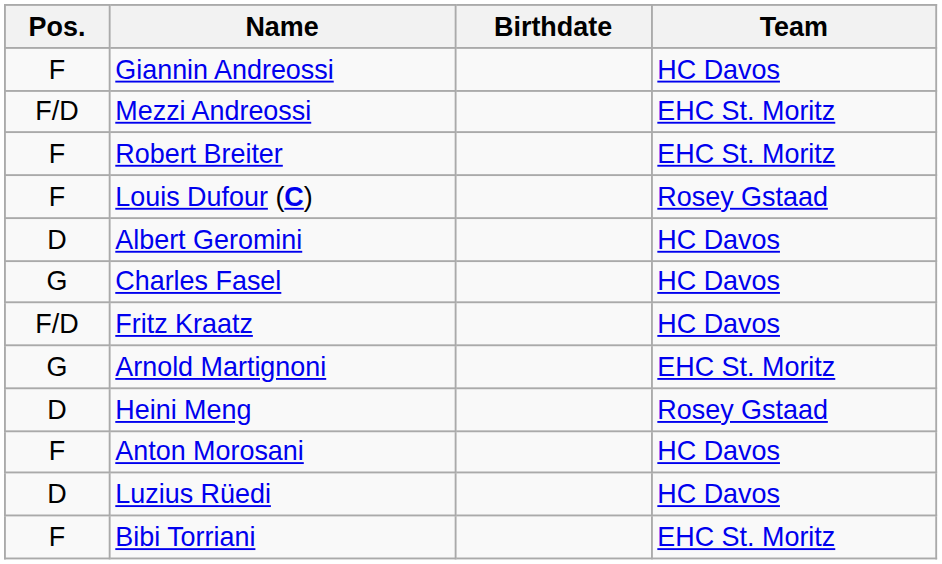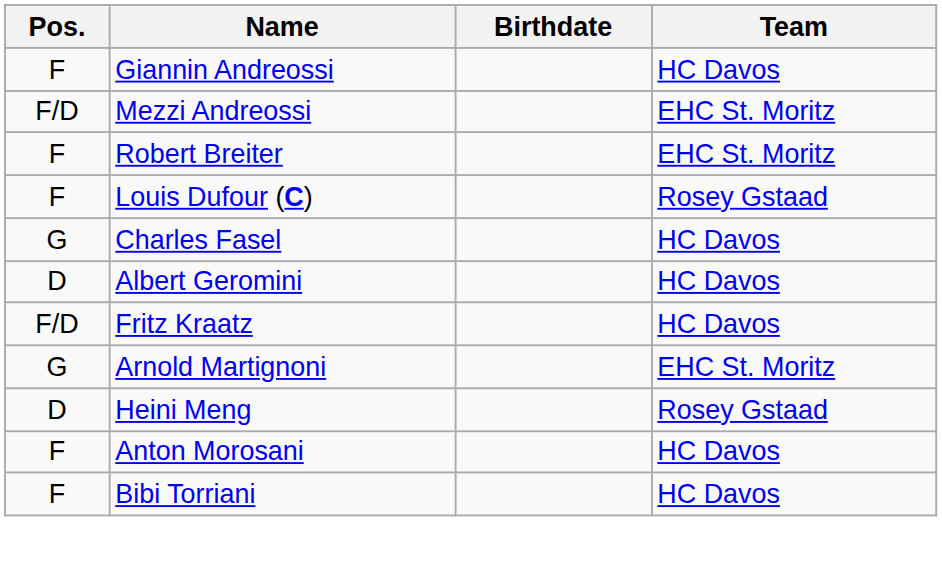rows swapped: (198, 282) <-> (209, 239)
- row: (193, 495)
(746, 537) EHC St. Moritz -> (719, 495) HC Davos
